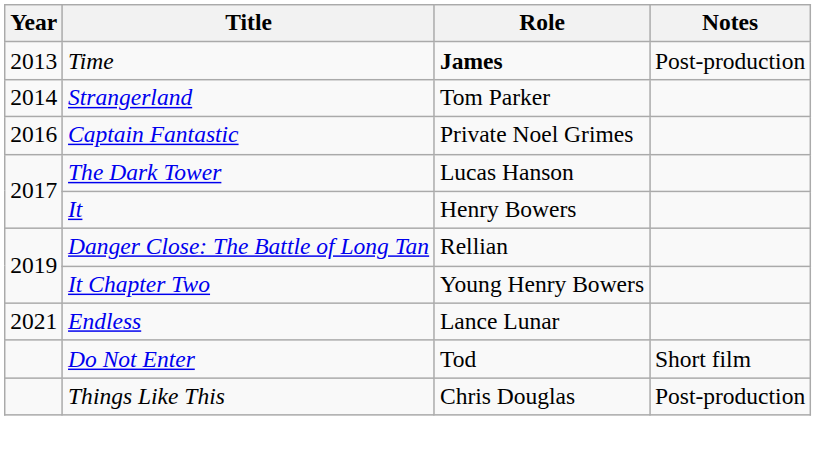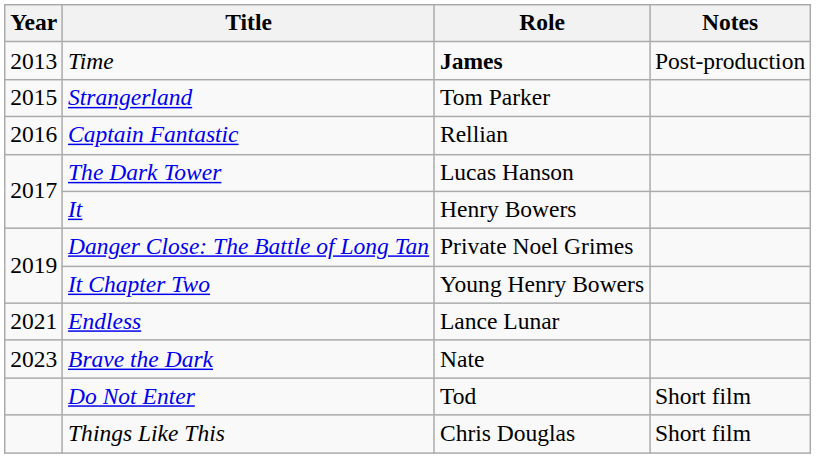(34, 97) 2014 -> (34, 97) 2015
(537, 135) Private Noel Grimes -> (474, 135) Rellian
(474, 246) Rellian -> (537, 246) Private Noel Grimes
+ row: (141, 358)
(730, 396) Post-production -> (703, 433) Short film
